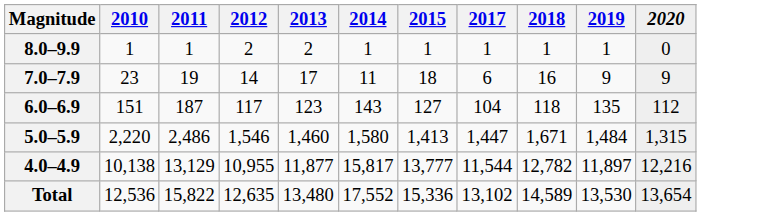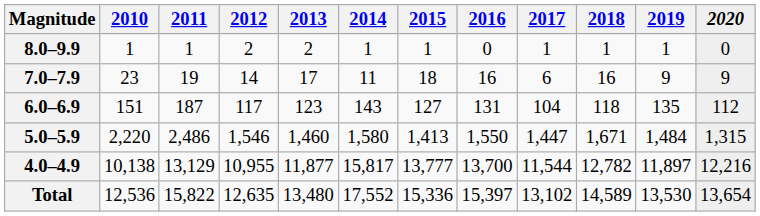+ column: (487, 19)
